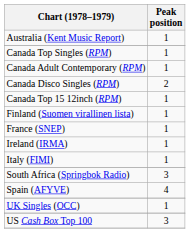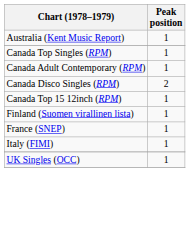- row: (37, 144)
- row: (68, 175)
- row: (38, 190)
- row: (49, 220)
